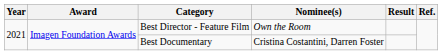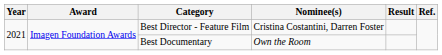(282, 27) Own the Room -> (319, 27) Cristina Costantini, Darren Foster
(319, 42) Cristina Costantini, Darren Foster -> (282, 42) Own the Room
